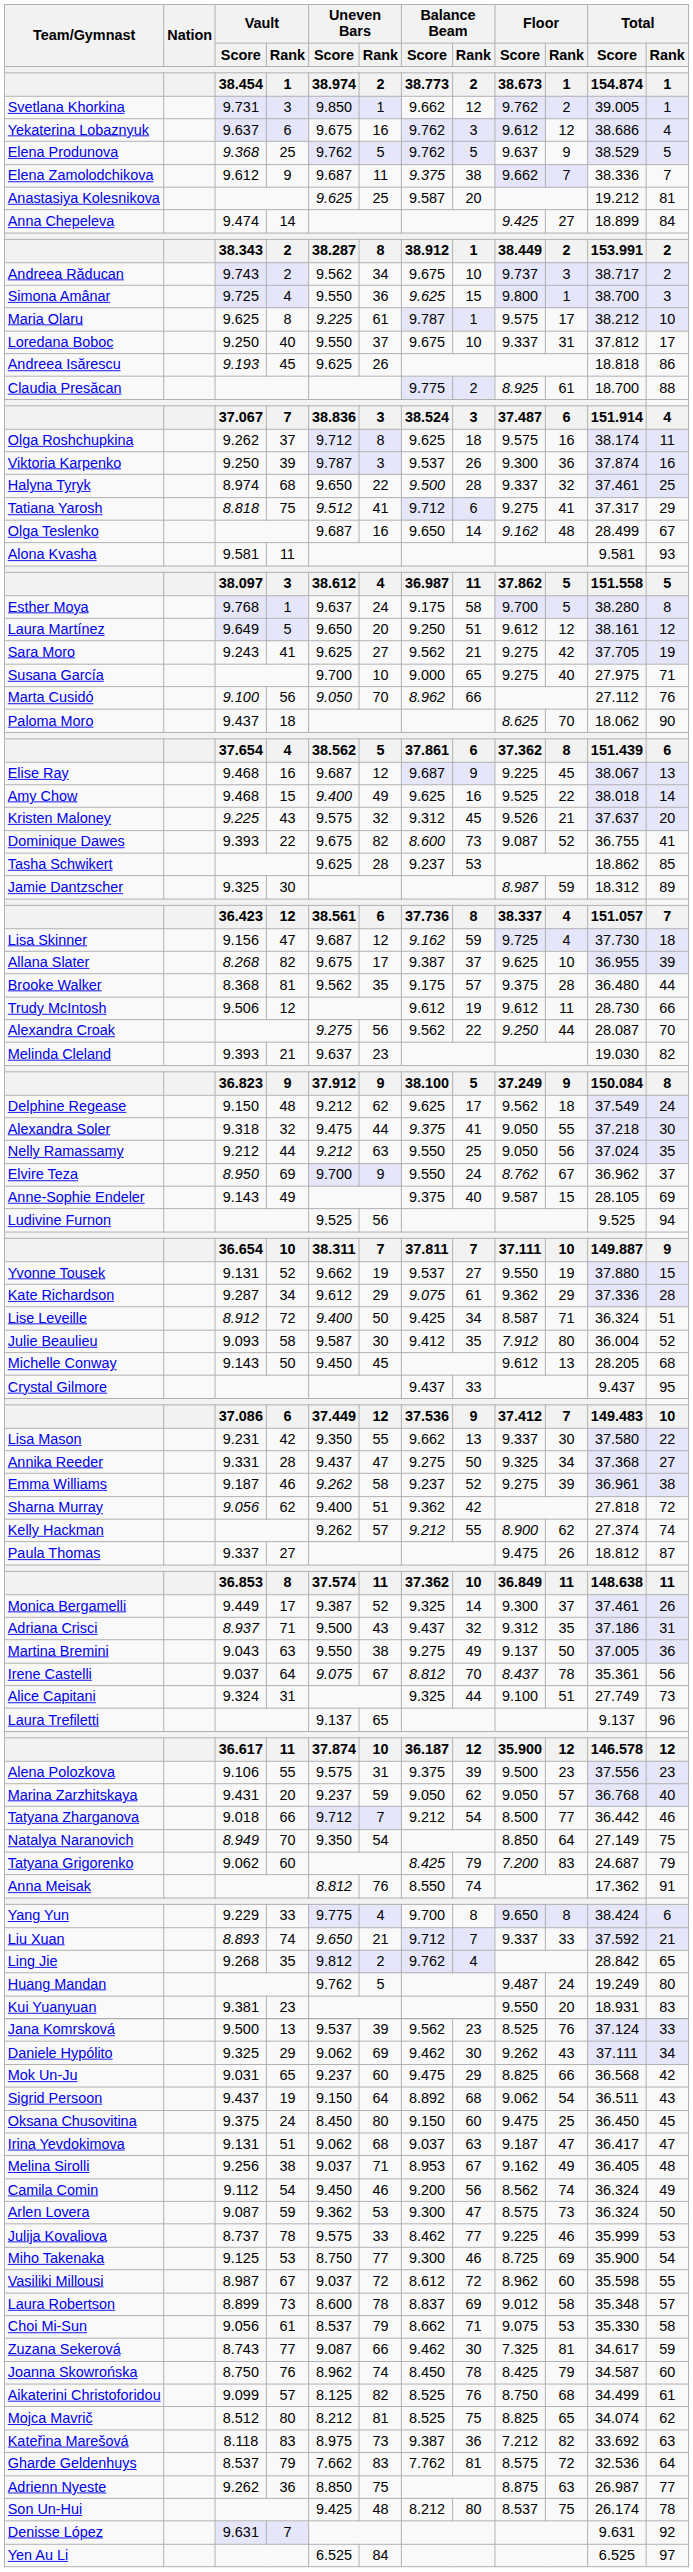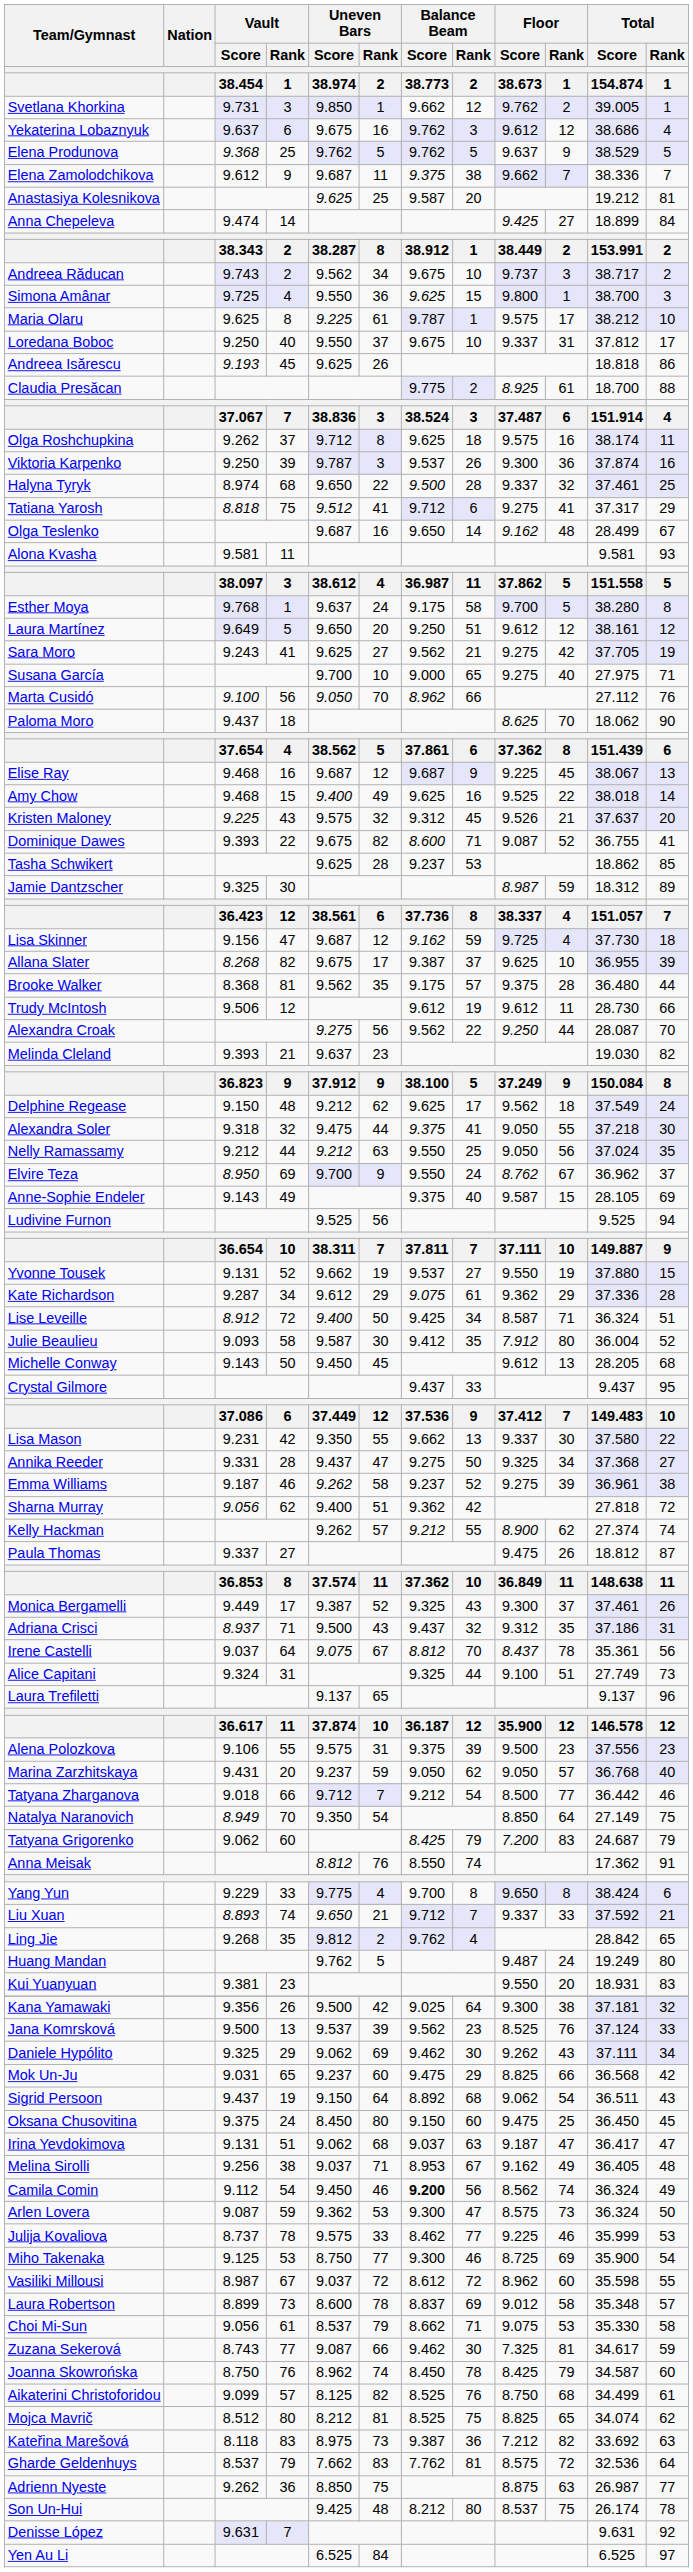(473, 841) 73 -> (473, 841) 71
(473, 1605) 14 -> (473, 1605) 43
- row: (58, 1651)
+ row: (59, 2007)
(427, 2189) normal -> (427, 2189) bold
